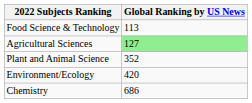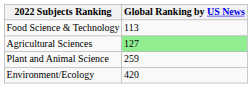(132, 59) 352 -> (132, 59) 259
- row: (27, 91)
